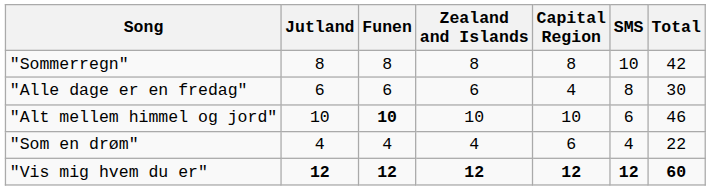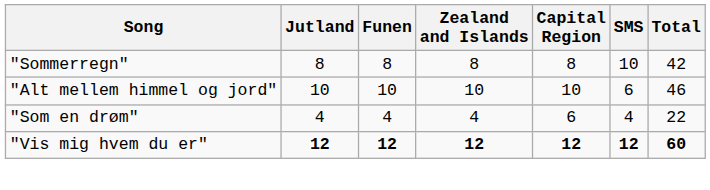- row: (129, 91)
(387, 118) bold -> (387, 91) normal
